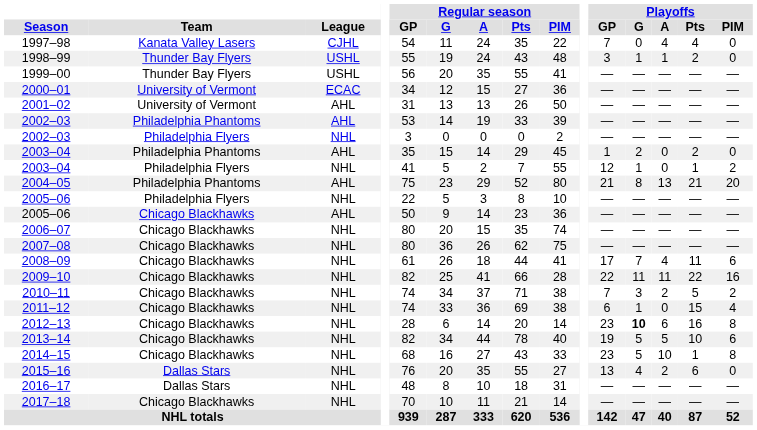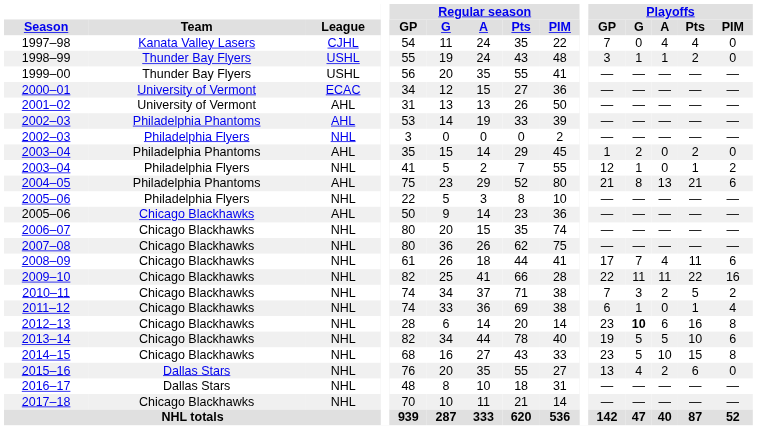(733, 183) 20 -> (733, 183) 6
(695, 308) 15 -> (695, 308) 1
(695, 355) 1 -> (695, 355) 15
